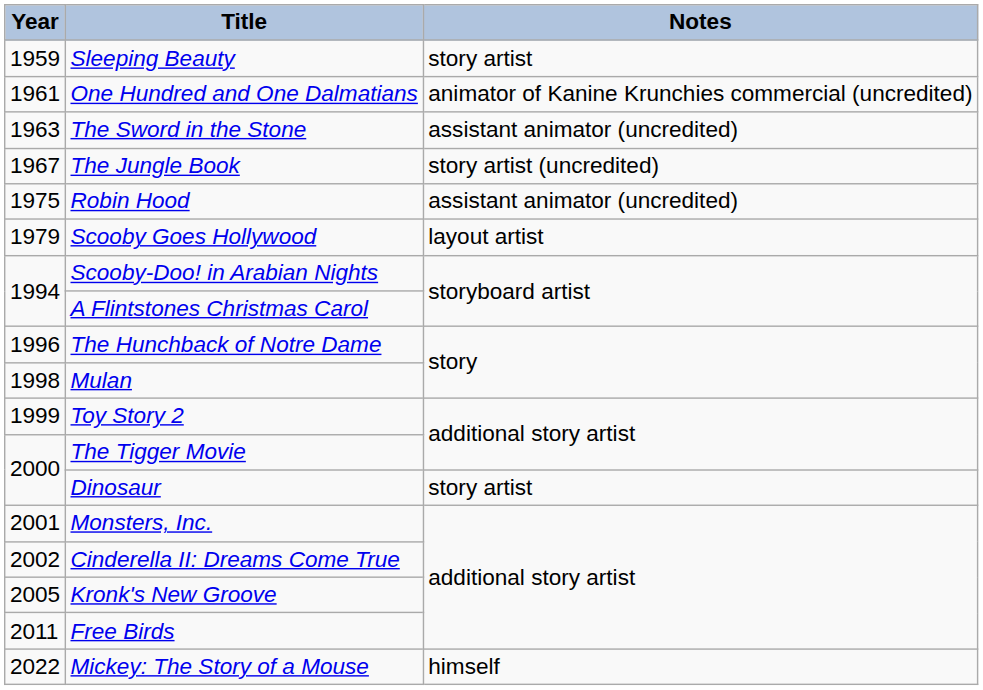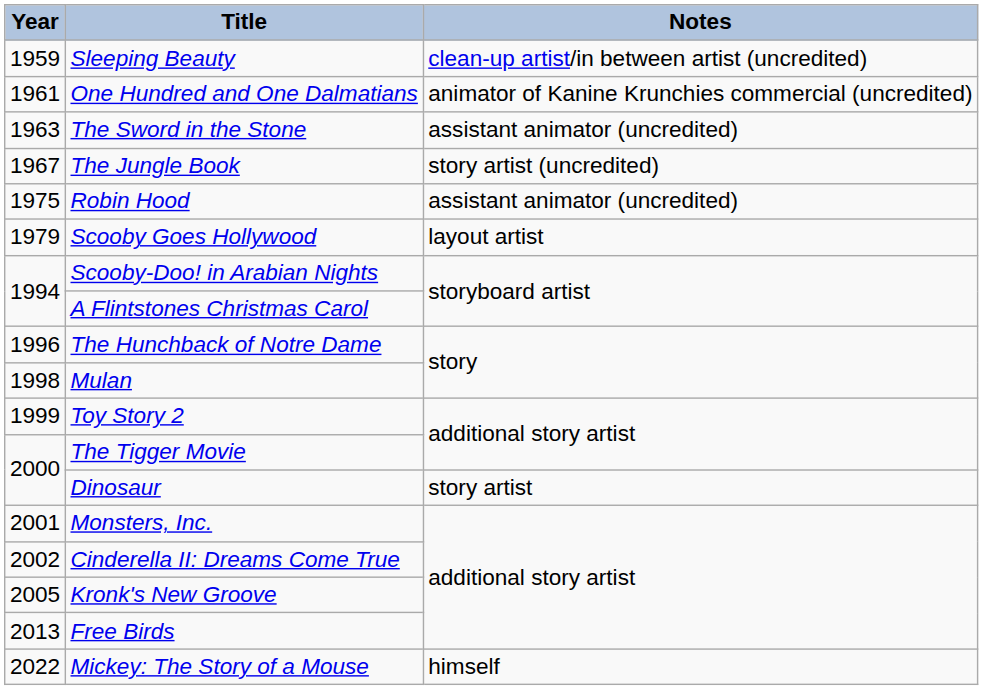(480, 58) story artist -> (648, 58) clean-up artist/in between artist (uncredited)
(34, 630) 2011 -> (35, 630) 2013
